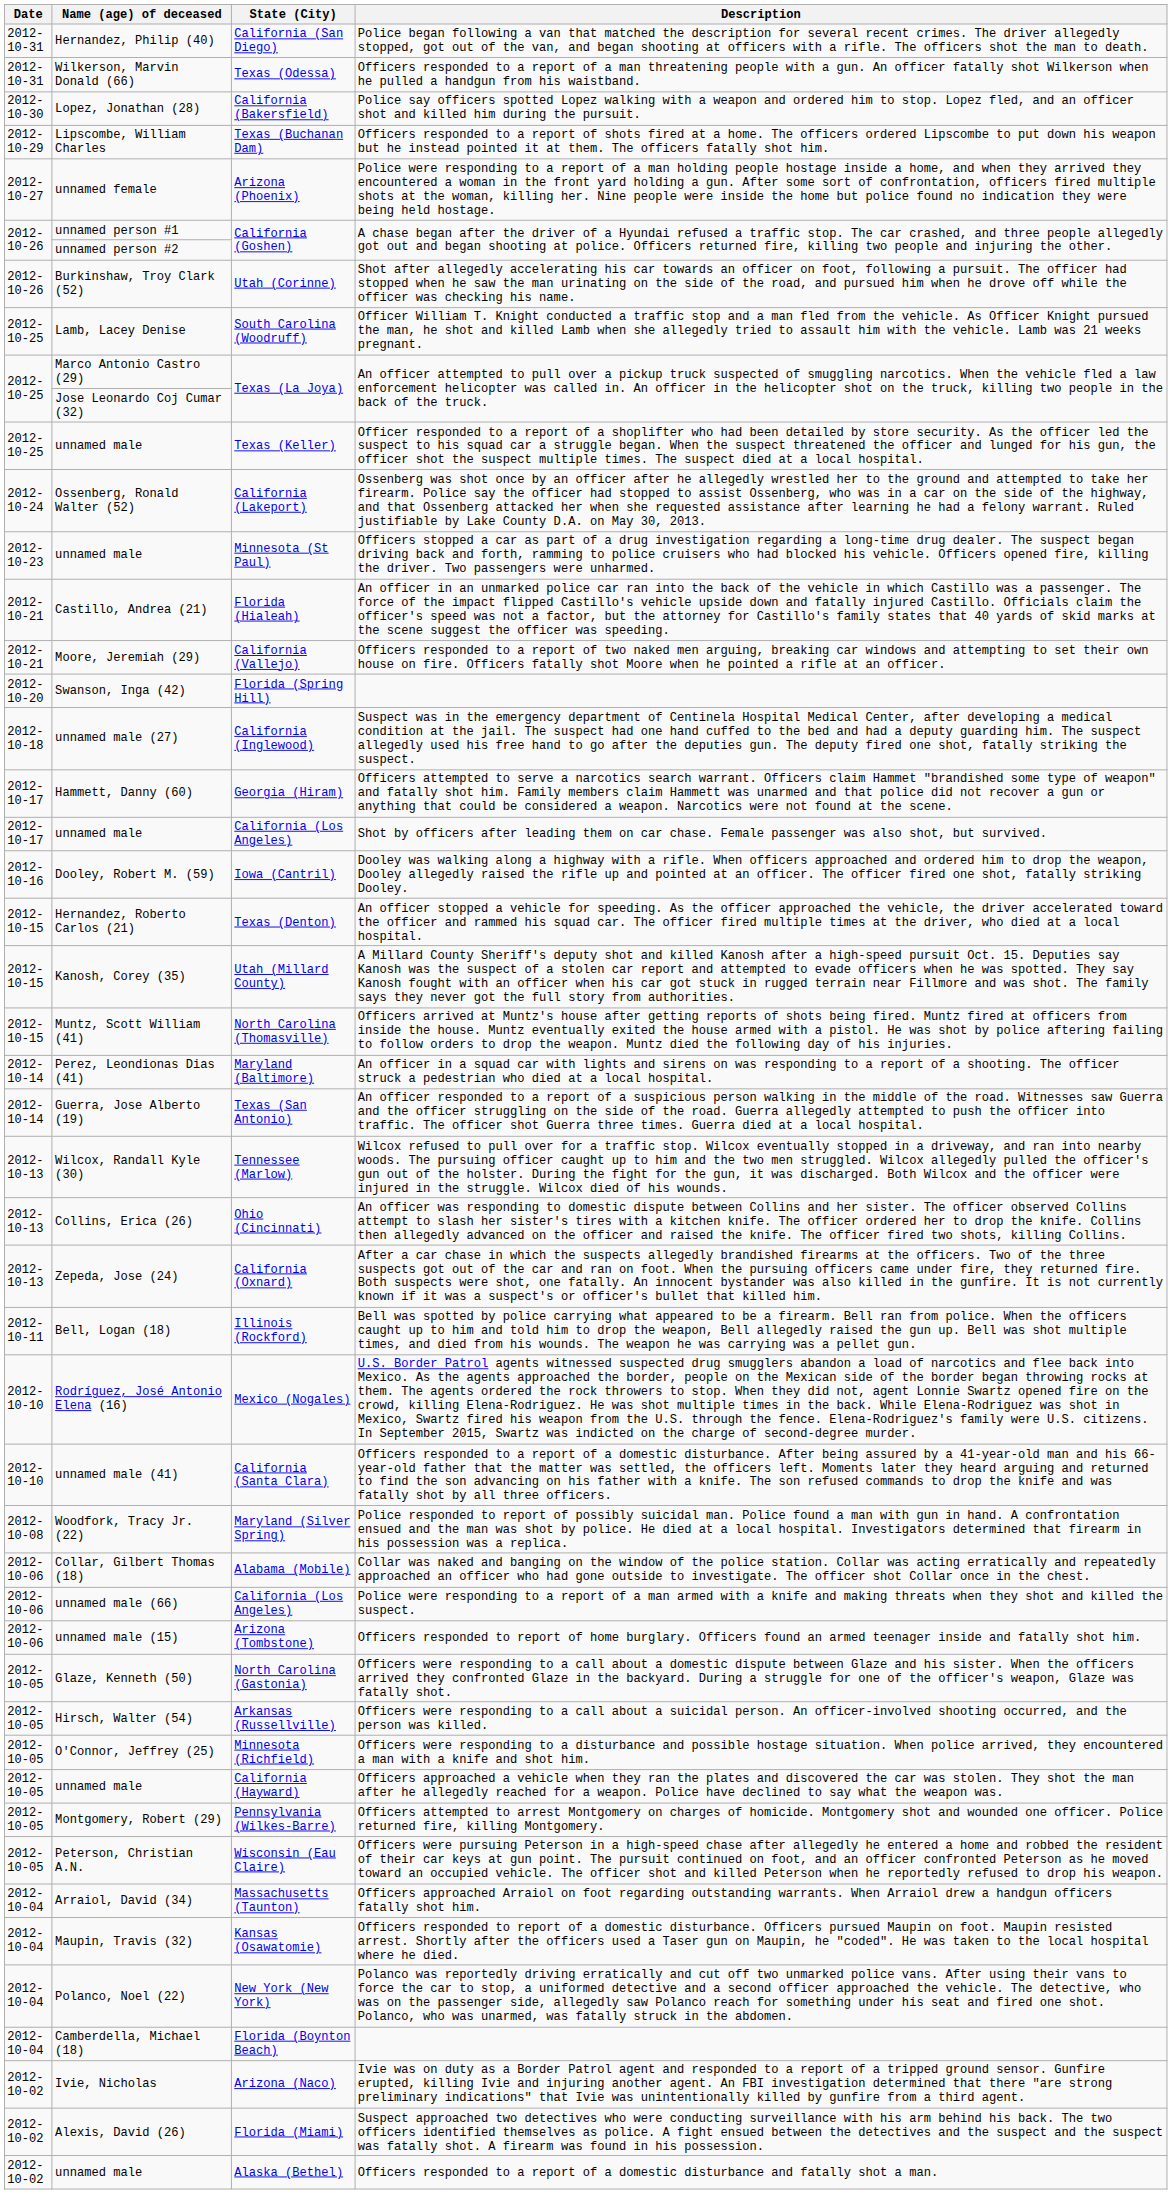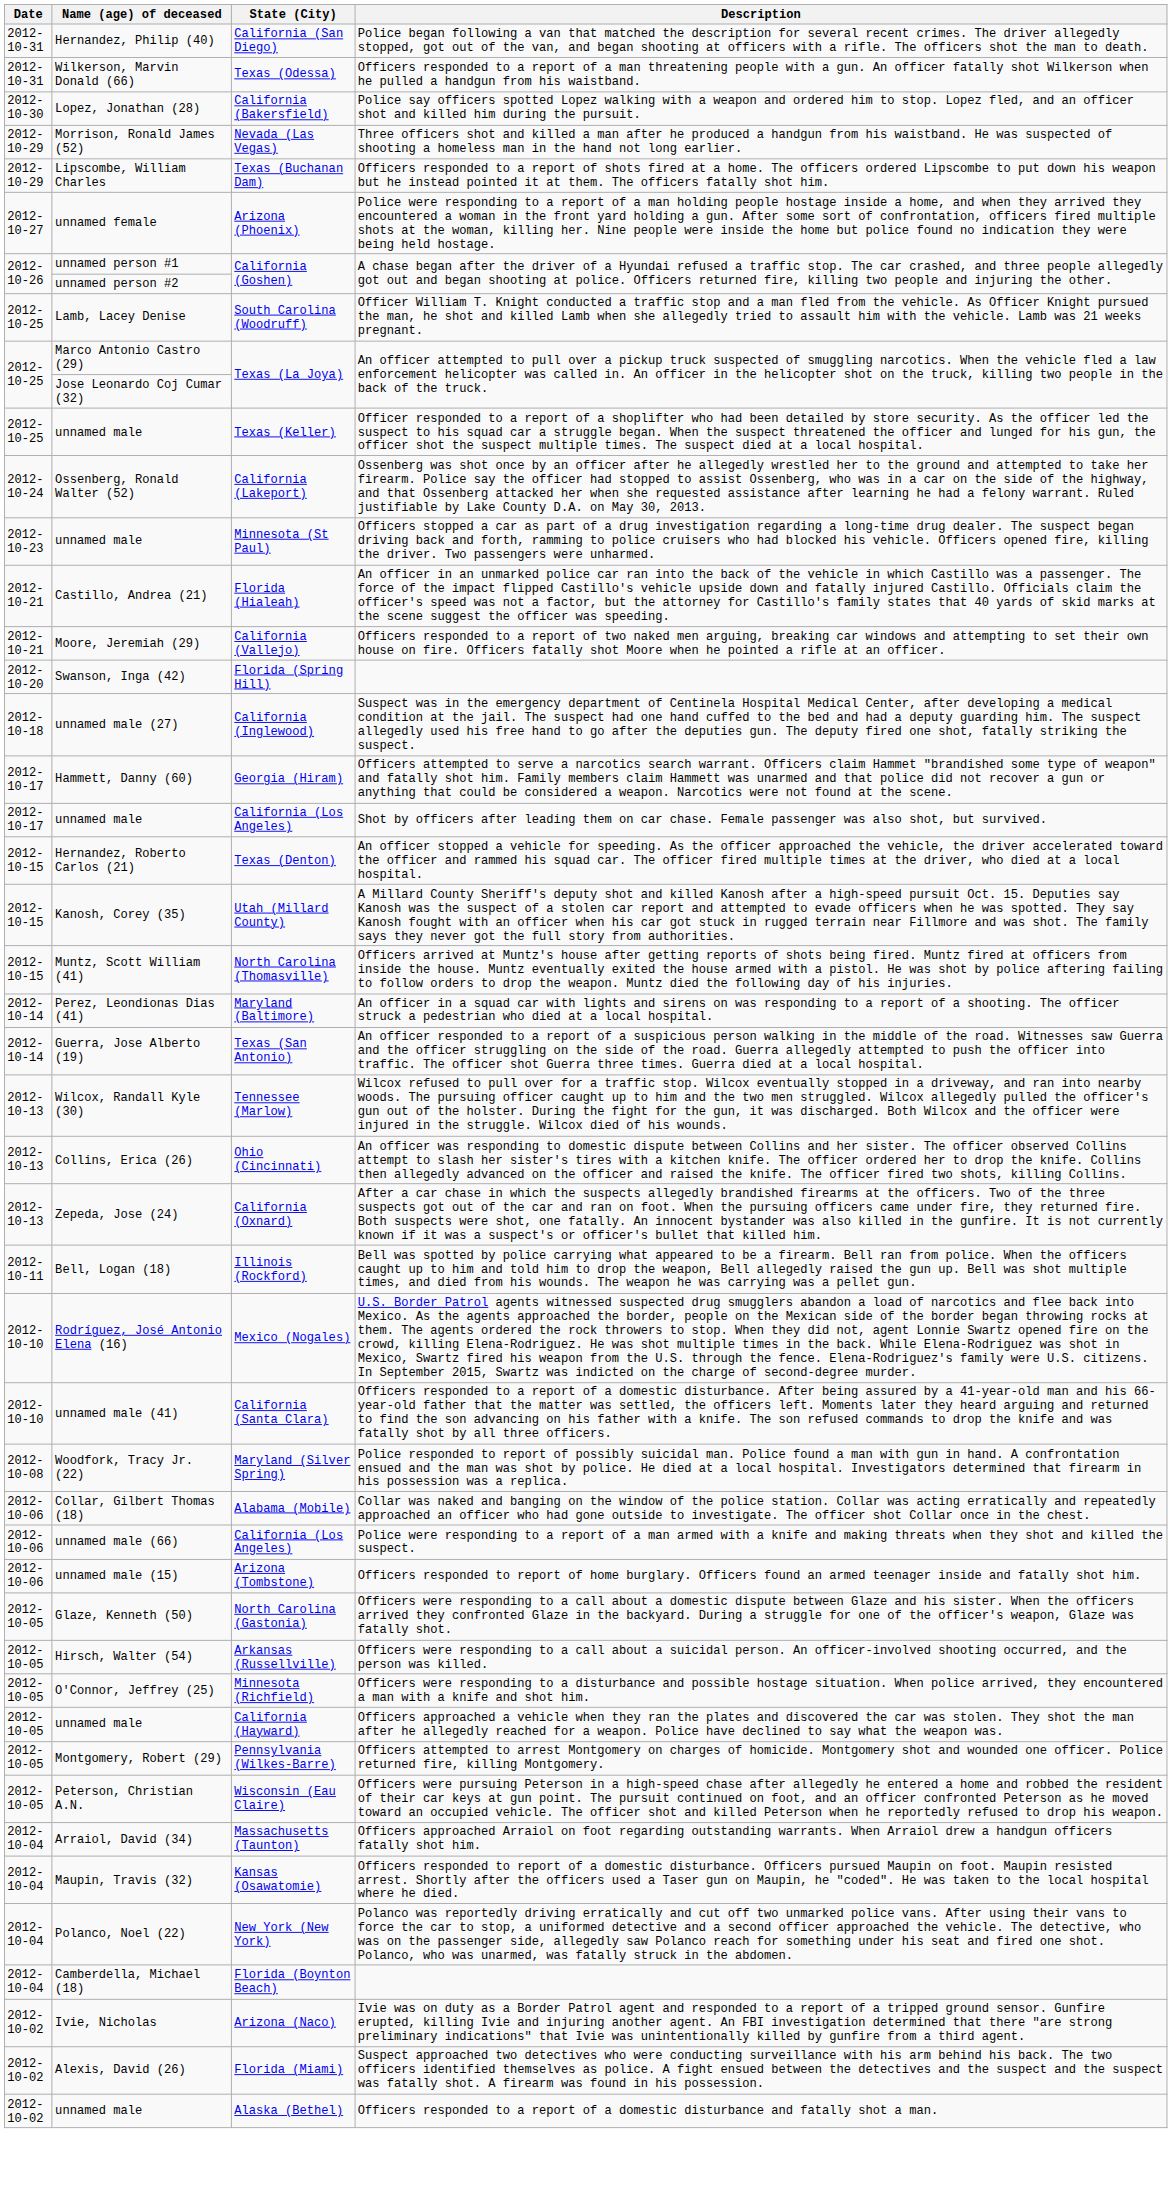+ row: (135, 142)
- row: (135, 284)
- row: (135, 875)
